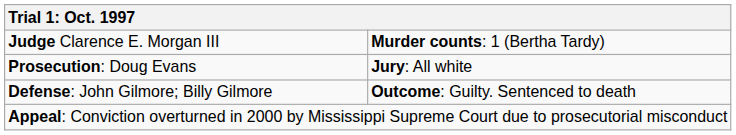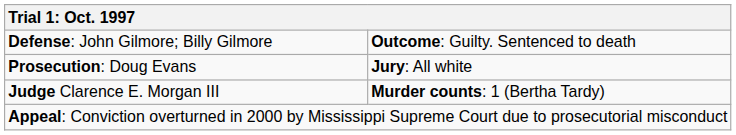rows swapped: (114, 42) <-> (140, 92)
